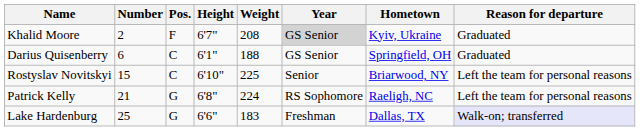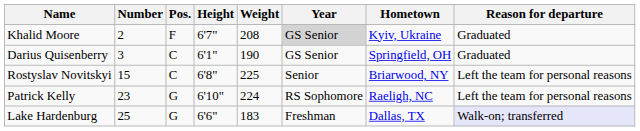(121, 55) 6 -> (121, 55) 3
(250, 55) 188 -> (250, 55) 190
(211, 75) 6'10" -> (207, 75) 6'8"
(124, 95) 21 -> (124, 95) 23
(207, 95) 6'8" -> (211, 95) 6'10"
